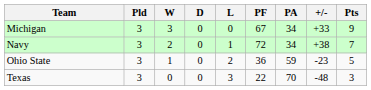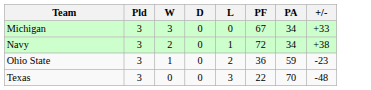- column: (352, 12)
